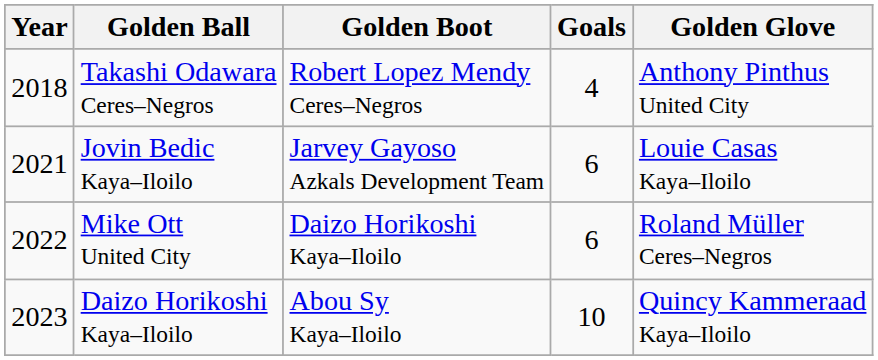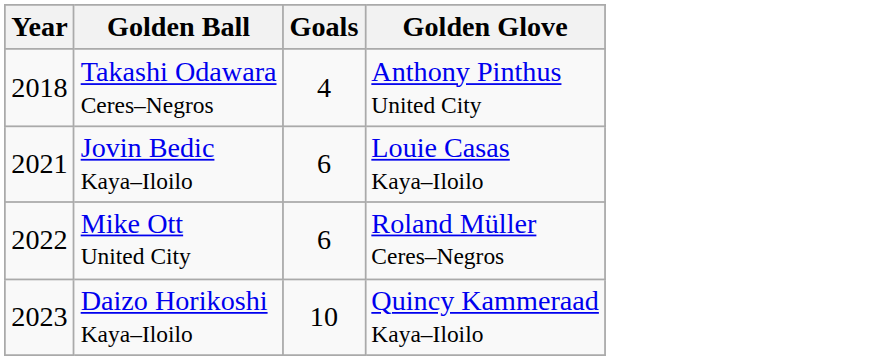- column: (417, 26)
